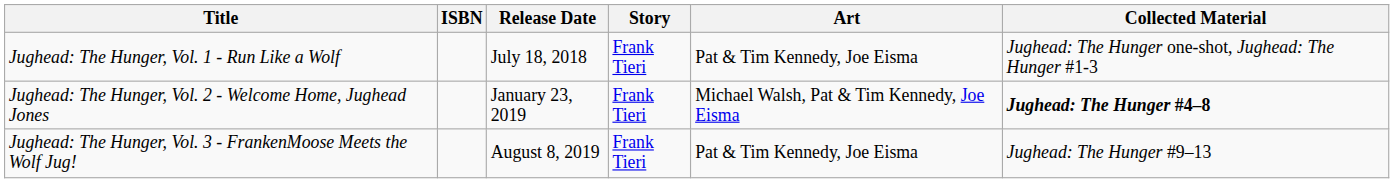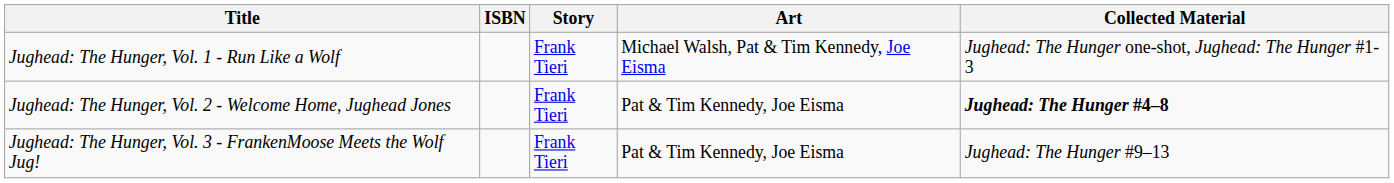- column: (547, 18)
(807, 56) Pat & Tim Kennedy, Joe Eisma -> (766, 56) Michael Walsh, Pat & Tim Kennedy, Joe Eisma
(840, 104) Michael Walsh, Pat & Tim Kennedy, Joe Eisma -> (733, 104) Pat & Tim Kennedy, Joe Eisma
